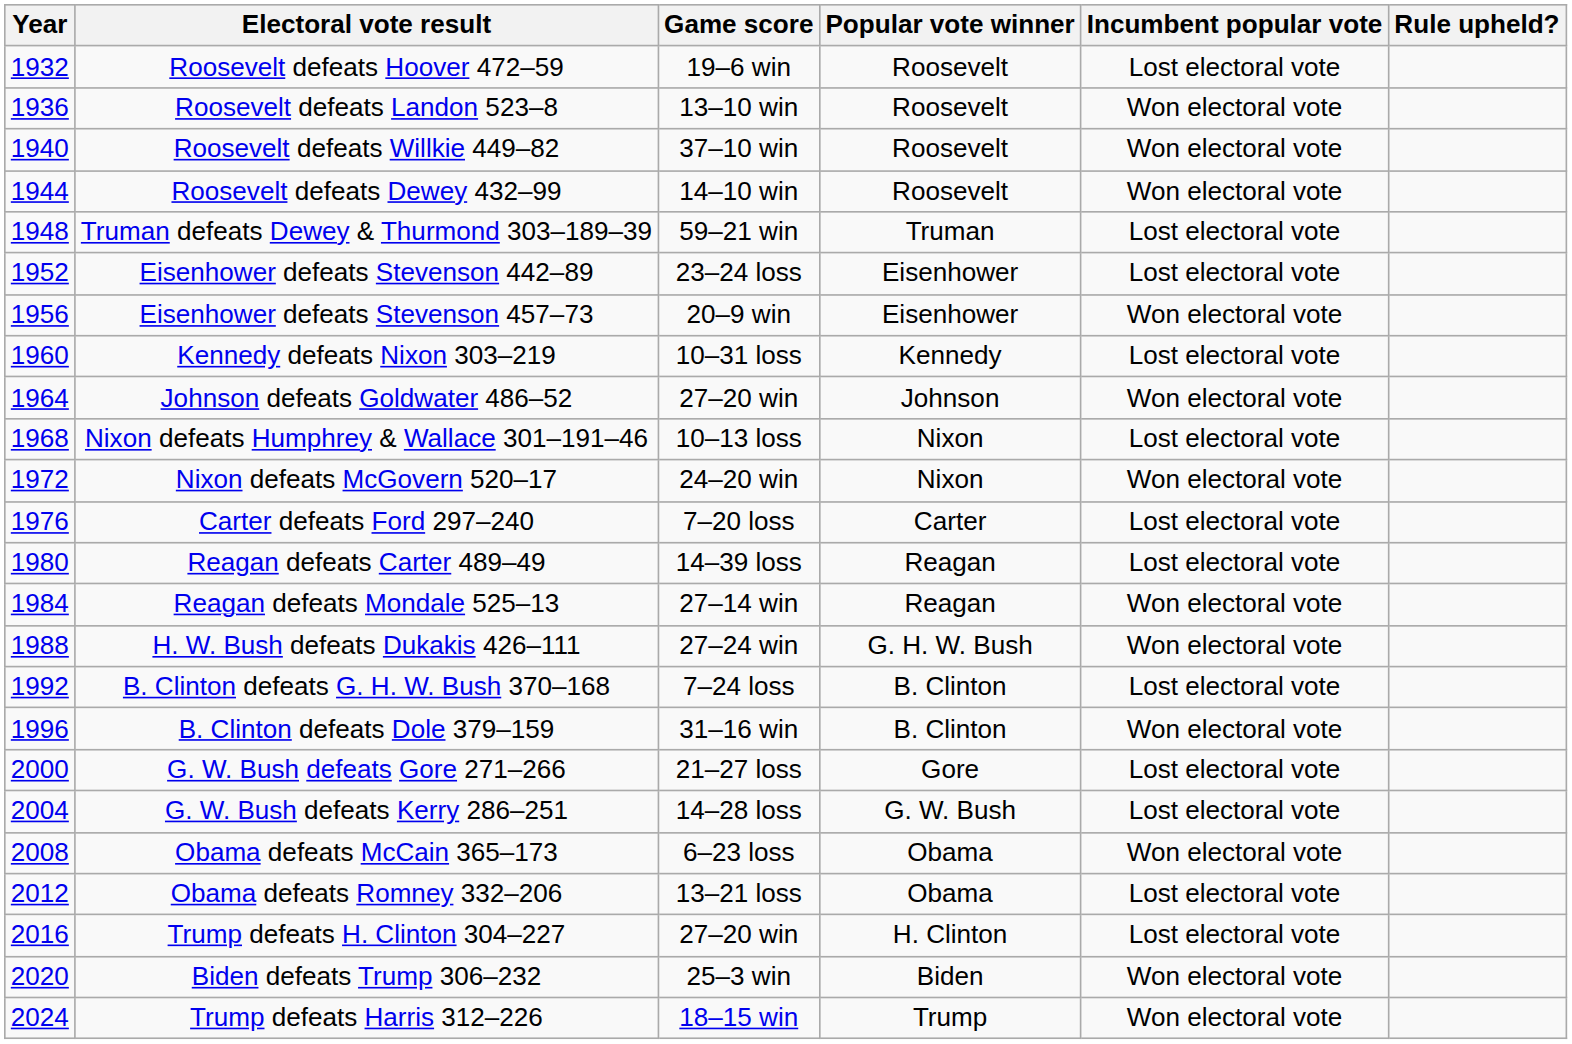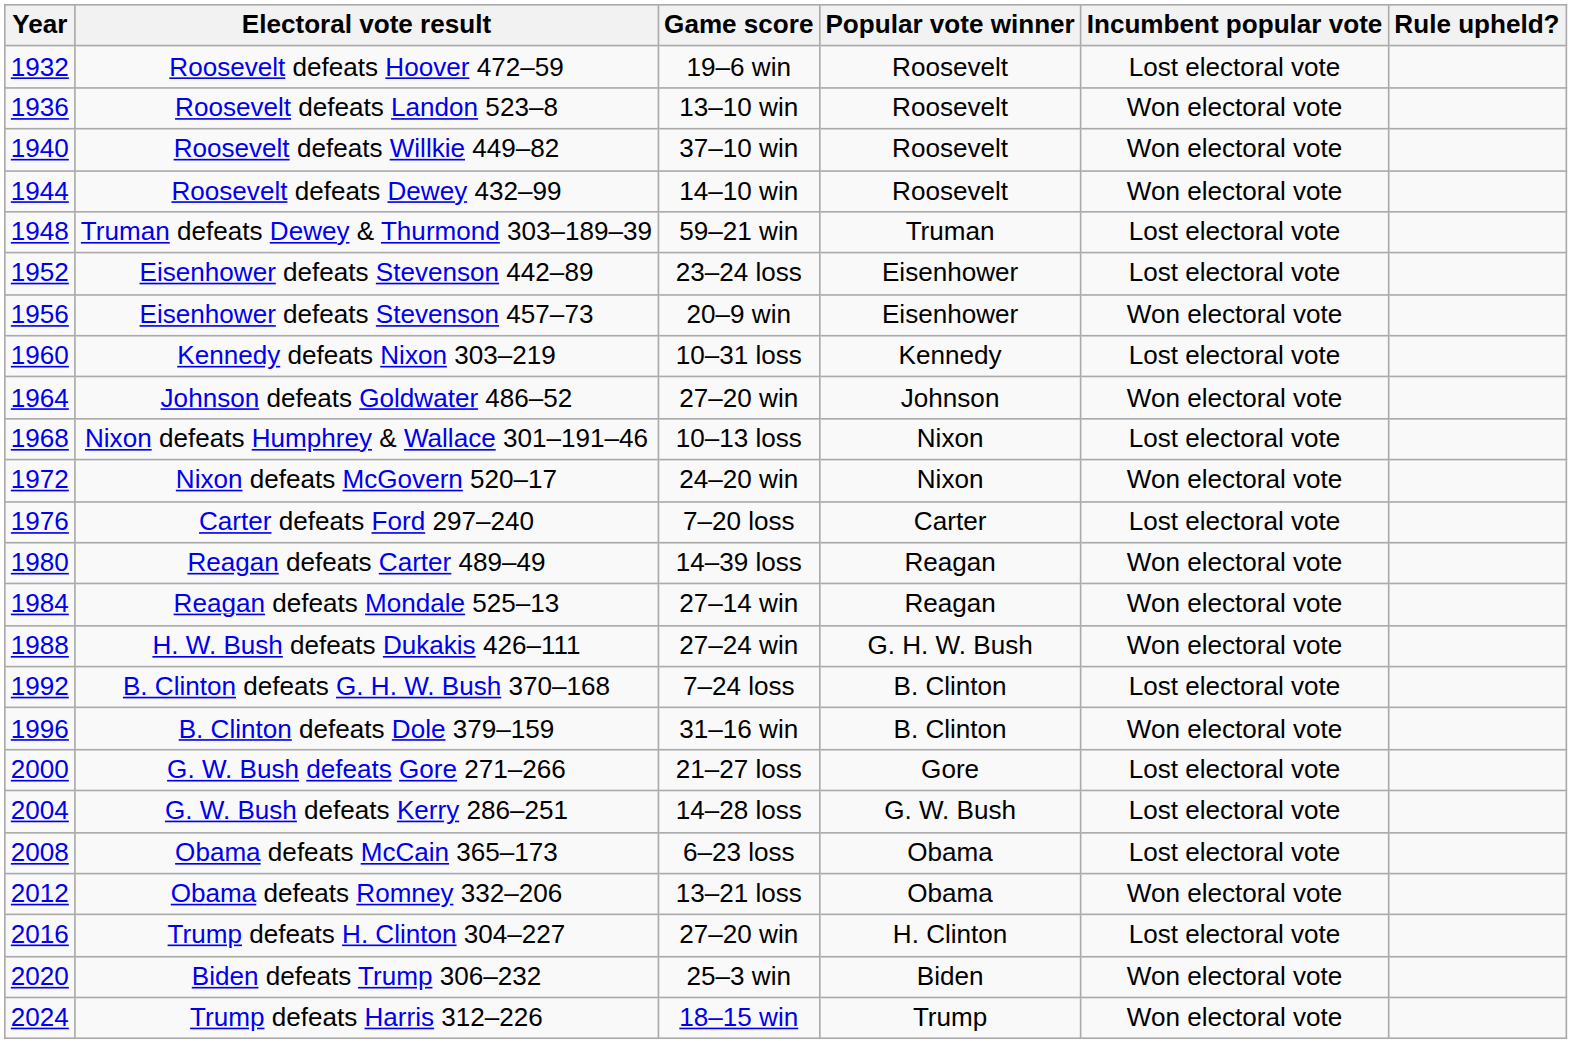(1235, 562) Lost electoral vote -> (1235, 562) Won electoral vote
(1235, 852) Won electoral vote -> (1235, 852) Lost electoral vote
(1235, 893) Lost electoral vote -> (1235, 893) Won electoral vote
